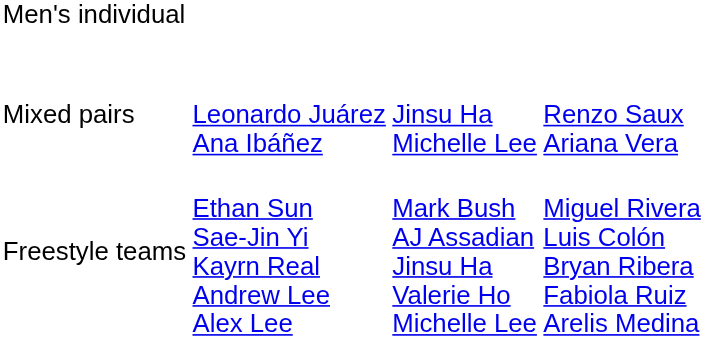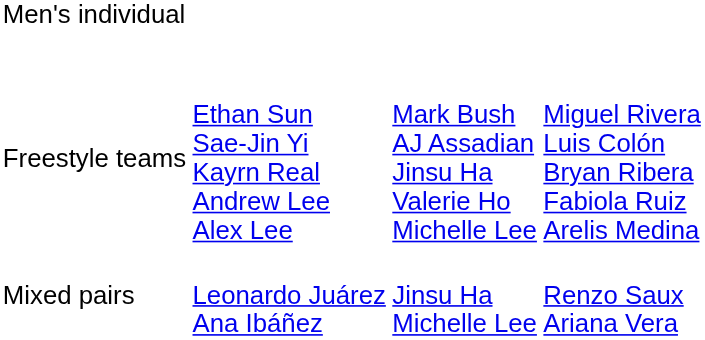rows swapped: (69, 114) <-> (94, 251)
